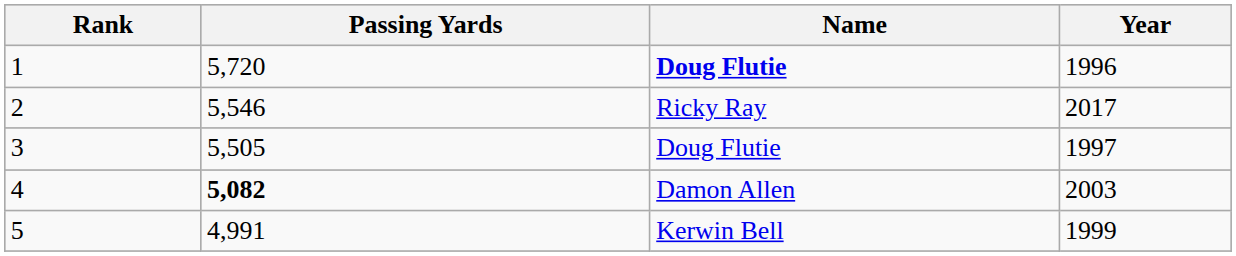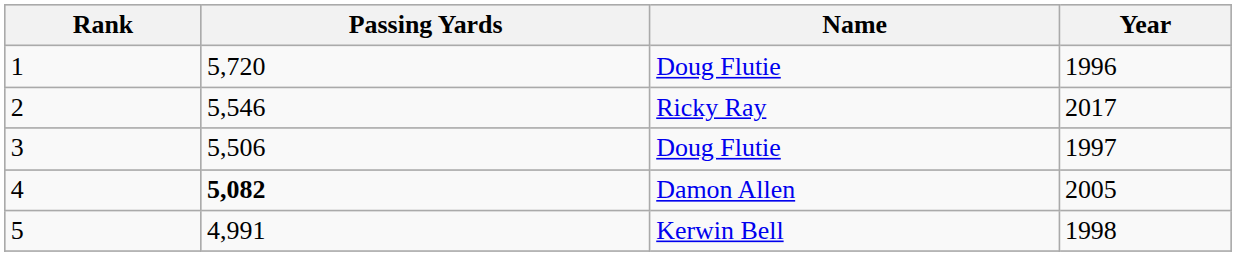(721, 66) bold -> (719, 66) normal
(236, 148) 5,505 -> (236, 148) 5,506
(1091, 189) 2003 -> (1091, 189) 2005
(1091, 230) 1999 -> (1091, 230) 1998
